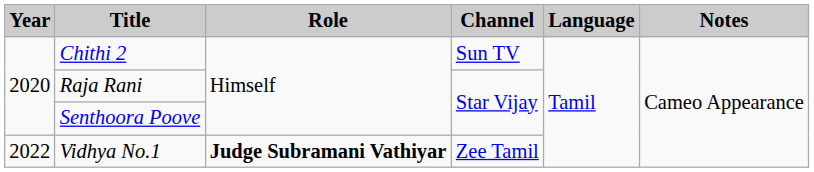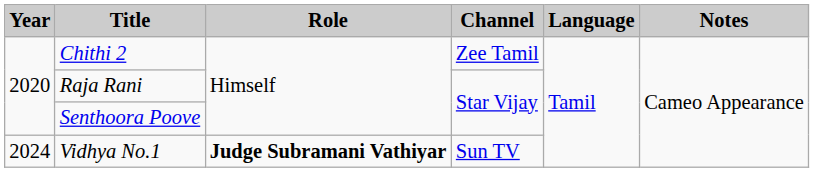(488, 53) Sun TV -> (497, 53) Zee Tamil
(30, 150) 2022 -> (30, 150) 2024
(497, 150) Zee Tamil -> (488, 150) Sun TV
